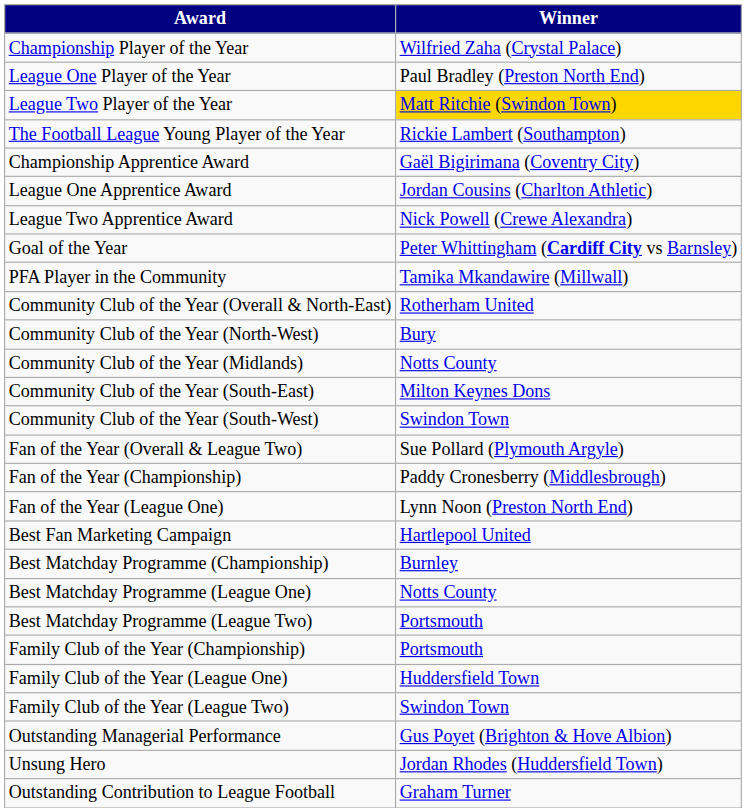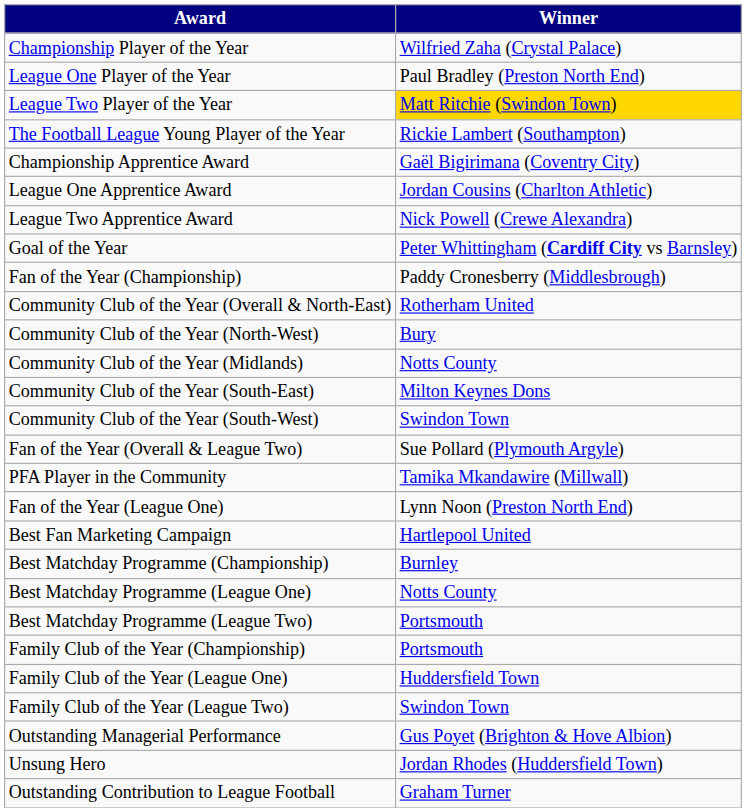rows swapped: (118, 276) <-> (125, 477)
